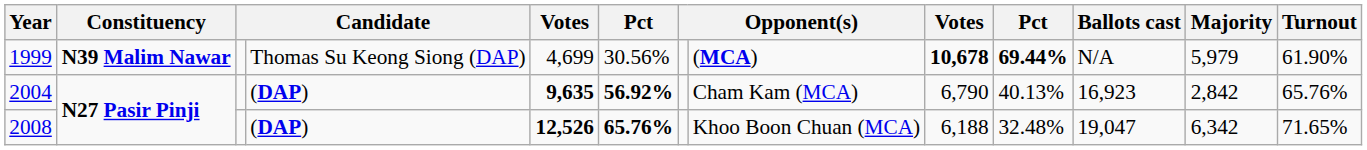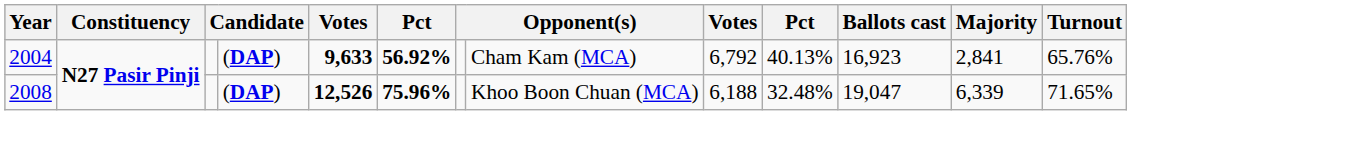- row: (31, 57)
(570, 92) 9,635 -> (348, 57) 9,633
(965, 92) 6,790 -> (733, 57) 6,792
(1215, 92) 2,842 -> (980, 57) 2,841
(638, 127) 65.76% -> (417, 92) 75.96%
(1215, 127) 6,342 -> (980, 92) 6,339
